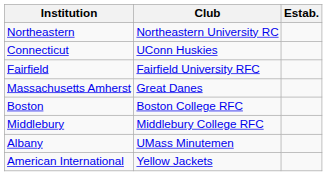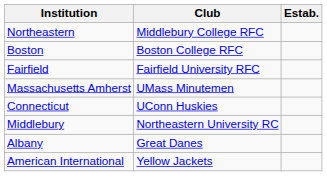(208, 32) Northeastern University RC -> (200, 32) Middlebury College RFC
rows swapped: (25, 106) <-> (38, 50)
(170, 87) Great Danes -> (185, 87) UMass Minutemen
(200, 124) Middlebury College RFC -> (208, 124) Northeastern University RC
(185, 143) UMass Minutemen -> (170, 143) Great Danes
